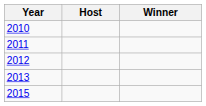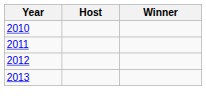- row: (18, 93)
